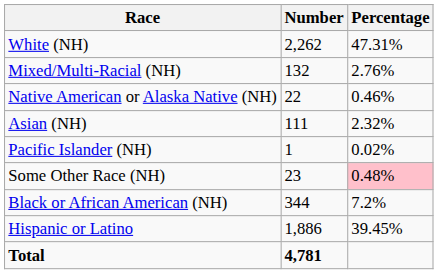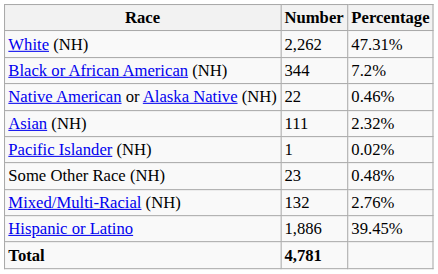rows swapped: (118, 202) <-> (95, 70)
(373, 176) pink background -> (373, 176) no background
